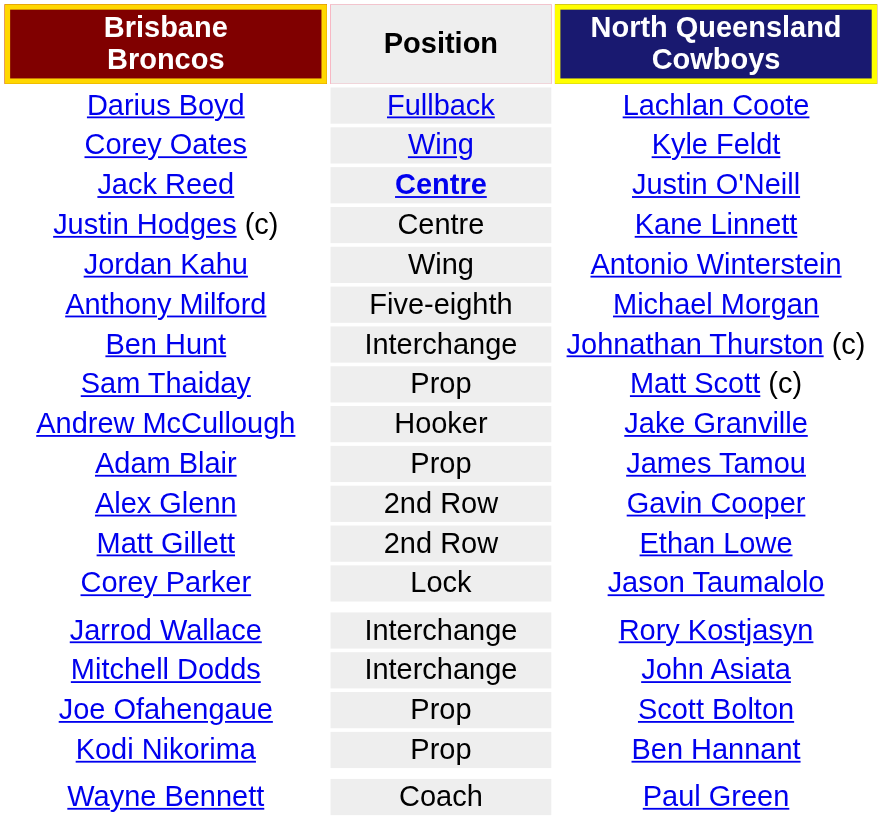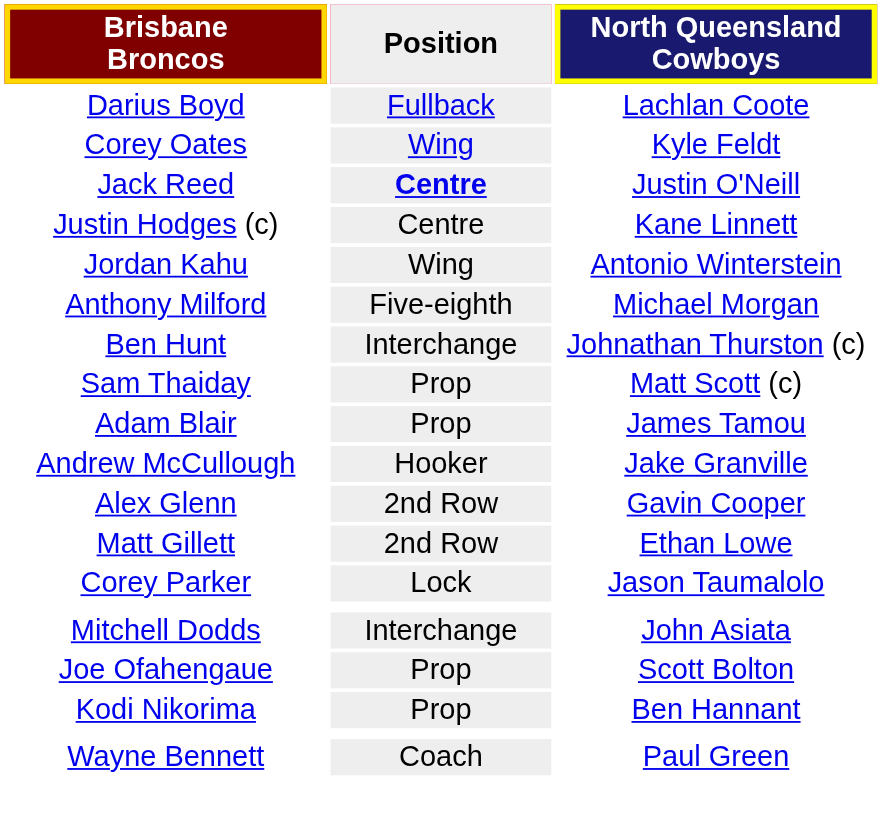rows swapped: (166, 423) <-> (166, 463)
- row: (166, 630)
